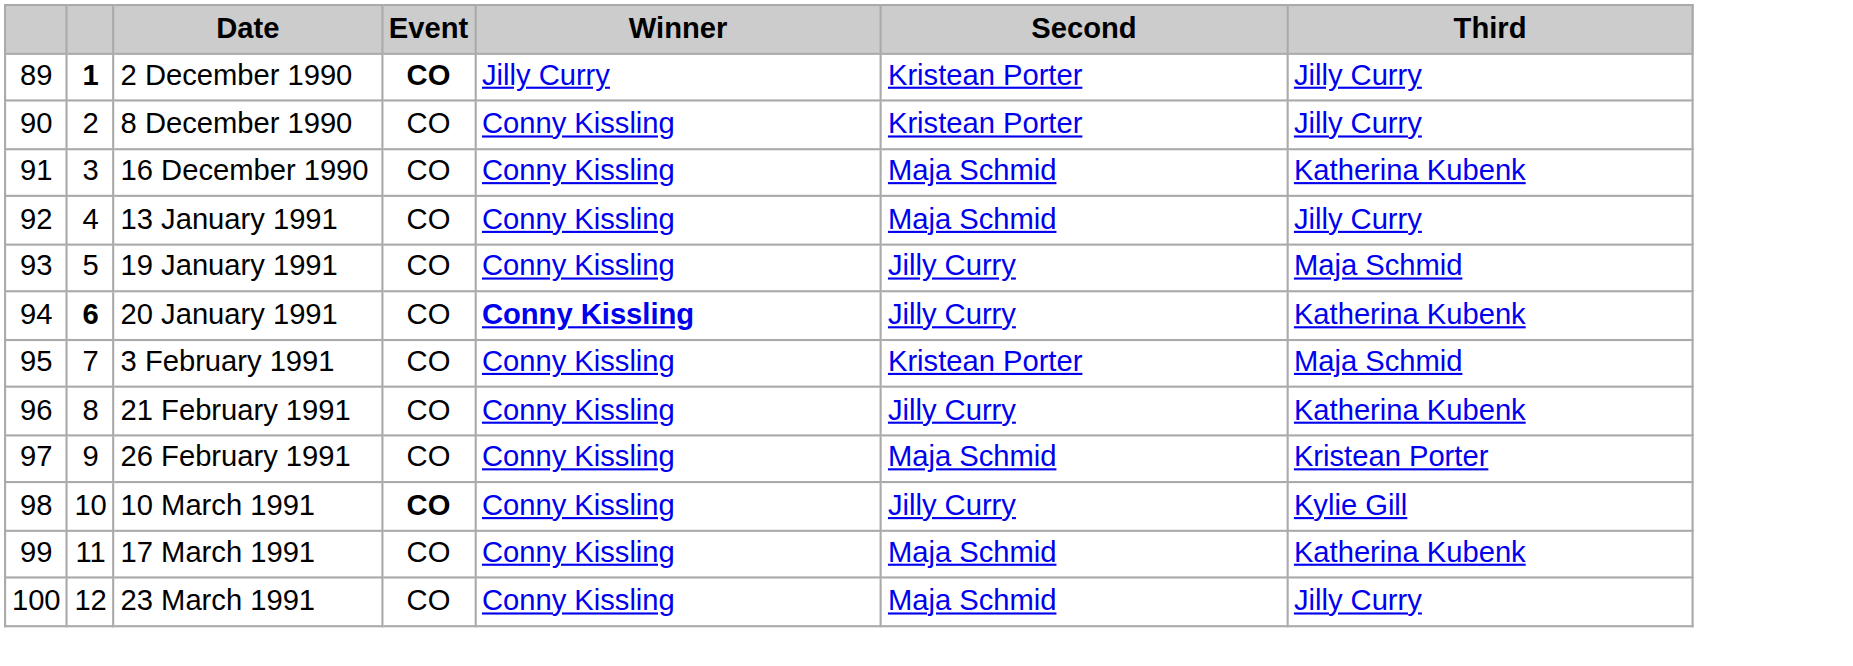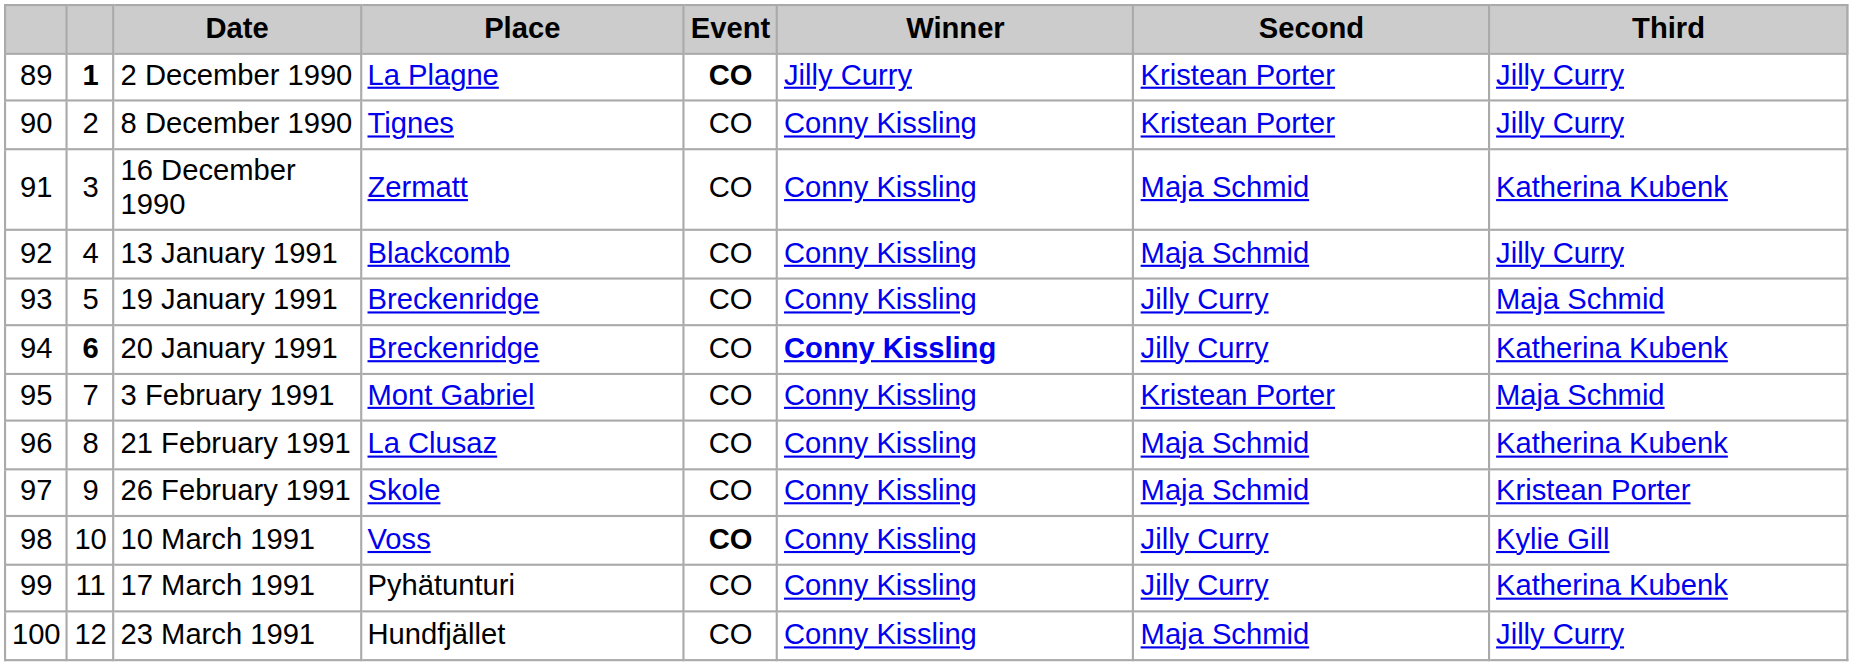+ column: (522, 28)
(952, 409) Jilly Curry -> (1225, 443) Maja Schmid
(972, 552) Maja Schmid -> (1205, 586) Jilly Curry
